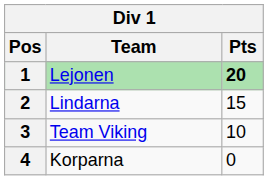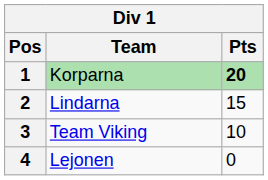(82, 75) Lejonen -> (87, 75) Korparna
(87, 160) Korparna -> (82, 160) Lejonen
